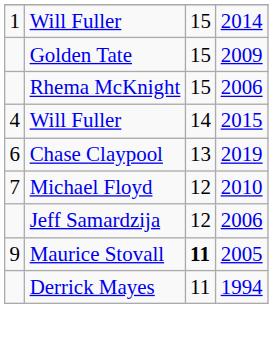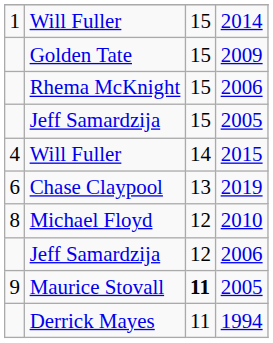+ row: (95, 120)
(15, 187) 7 -> (15, 220) 8
